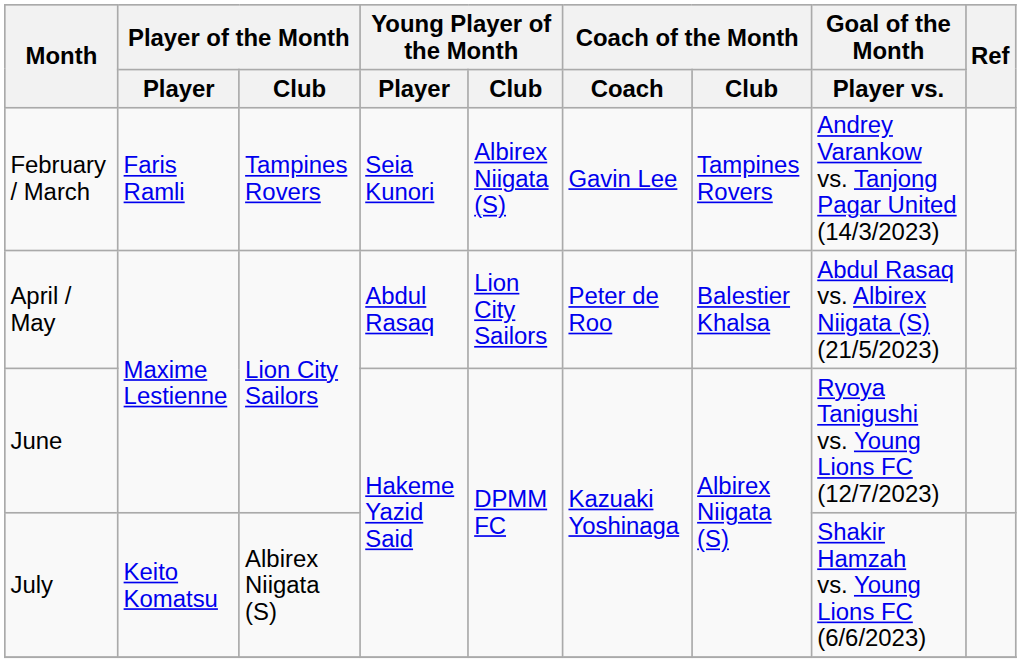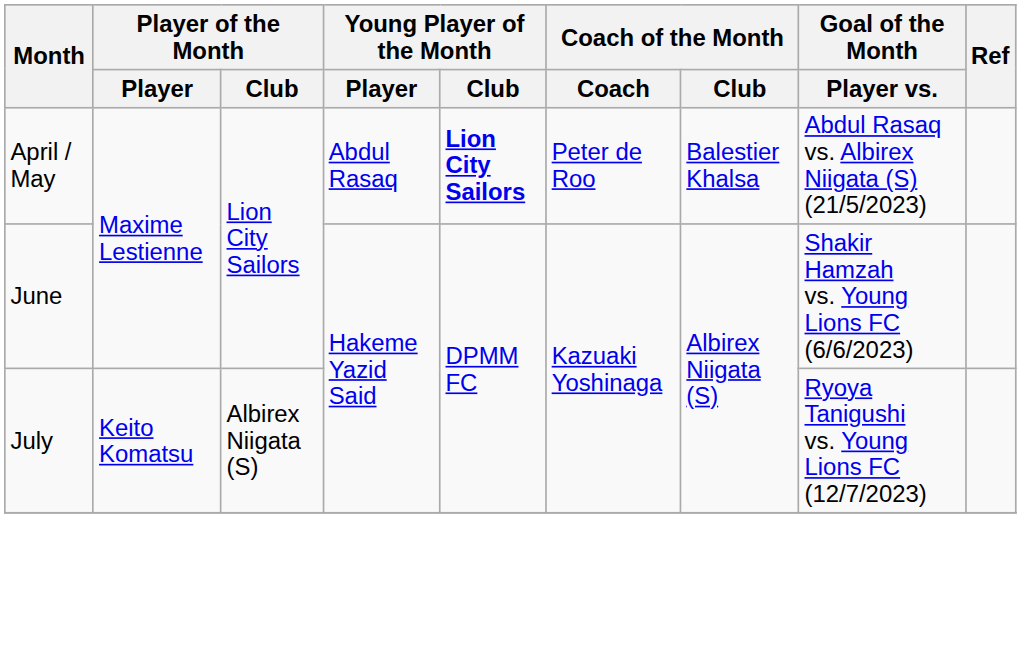- row: (58, 179)
(511, 310) normal -> (485, 166) bold
(878, 441) Ryoya Tanigushi vs. Young Lions FC (12/7/2023) -> (859, 297) Shakir Hamzah vs. Young Lions FC (6/6/2023)
(872, 585) Shakir Hamzah vs. Young Lions FC (6/6/2023) -> (866, 441) Ryoya Tanigushi vs. Young Lions FC (12/7/2023)
